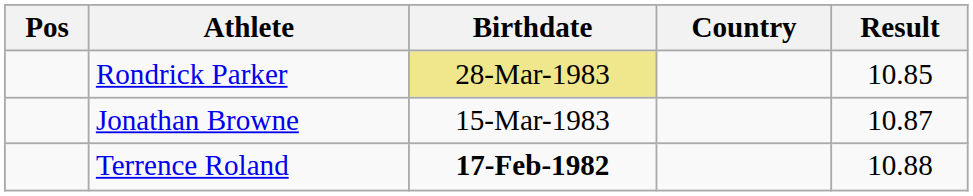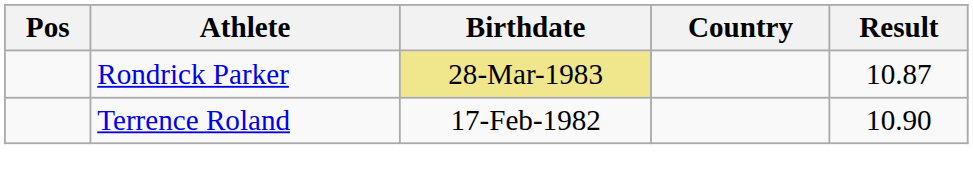(900, 73) 10.85 -> (899, 73) 10.87
- row: (197, 119)
(533, 166) bold -> (526, 119) normal
(900, 166) 10.88 -> (899, 119) 10.90
